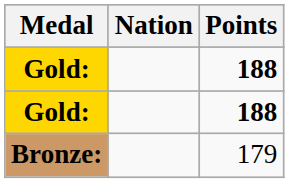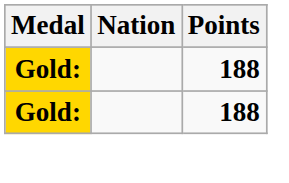- row: (57, 154)
